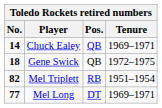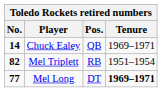- row: (54, 62)
(131, 95) normal -> (131, 78) bold
